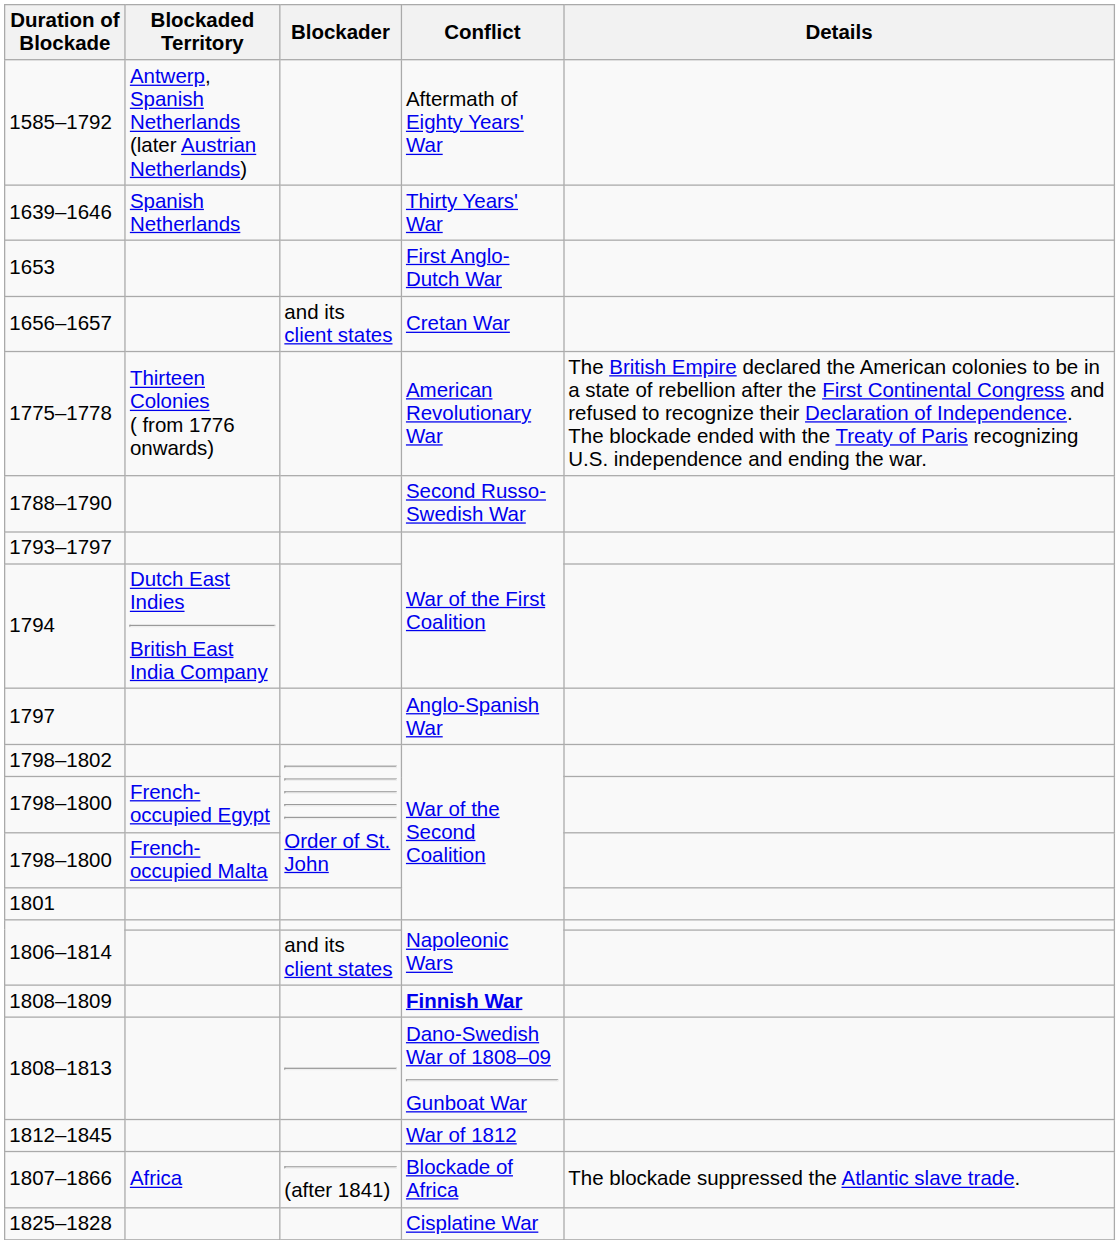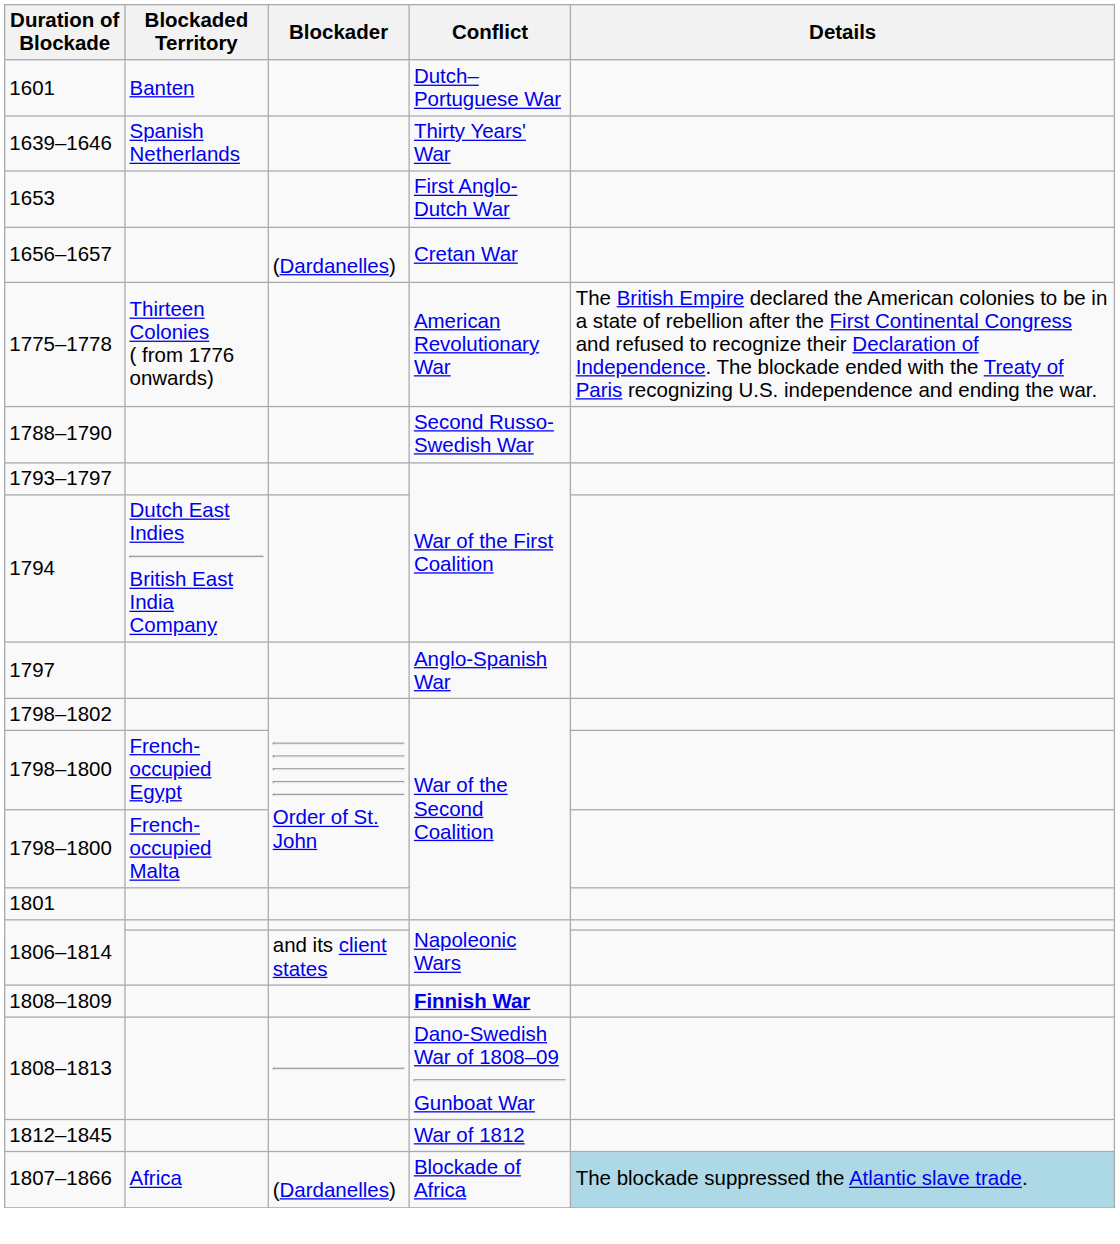- row: (61, 122)
+ row: (32, 87)
(338, 323) and its client states -> (334, 265) (Dardanelles)
(340, 1184) (after 1841) -> (334, 1190) (Dardanelles)
(794, 1179) no background -> (802, 1179) lightblue background
- row: (61, 1223)
